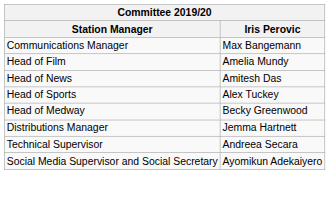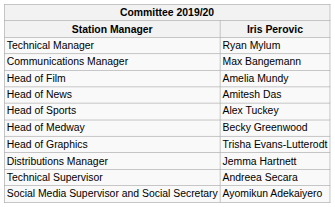+ row: (50, 45)
+ row: (47, 144)
